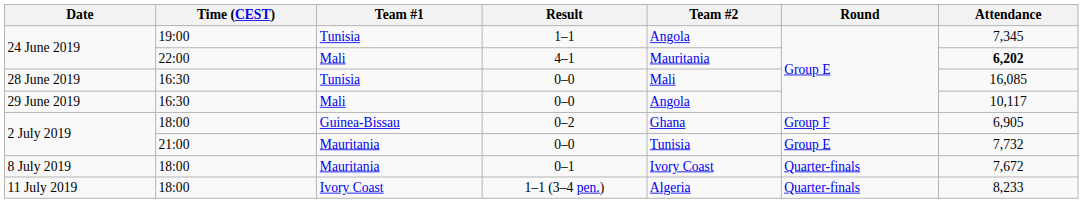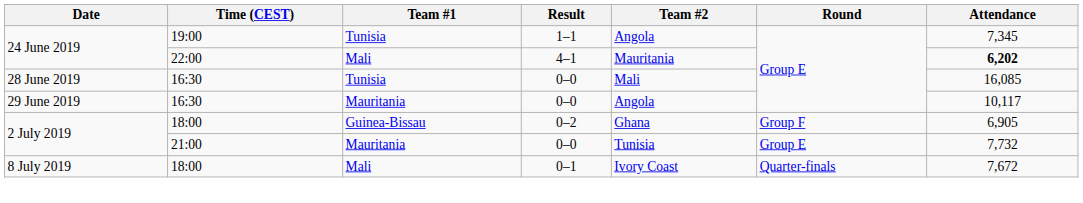(333, 101) Mali -> (375, 101) Mauritania
(350, 166) Mauritania -> (358, 166) Mali
- row: (42, 187)
